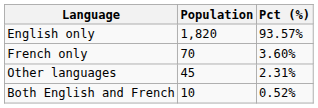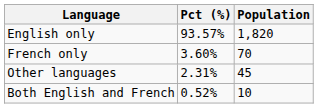columns swapped: (217, 14) <-> (285, 14)
